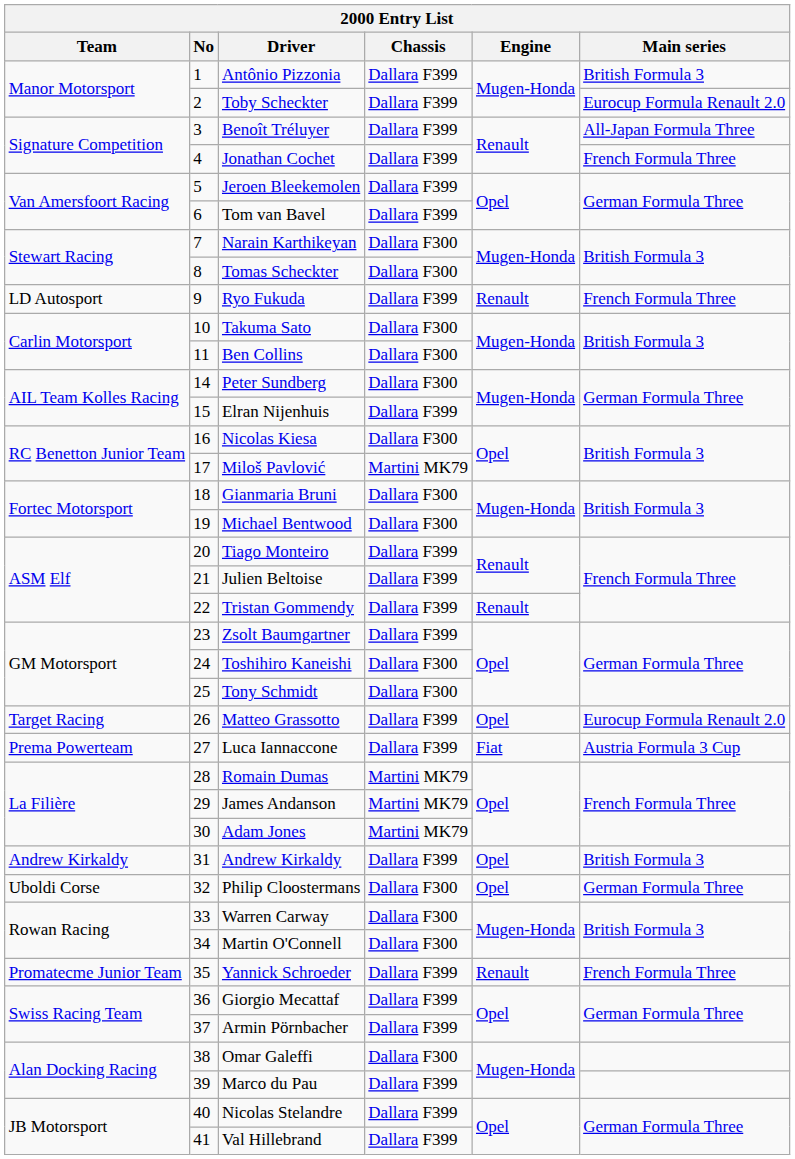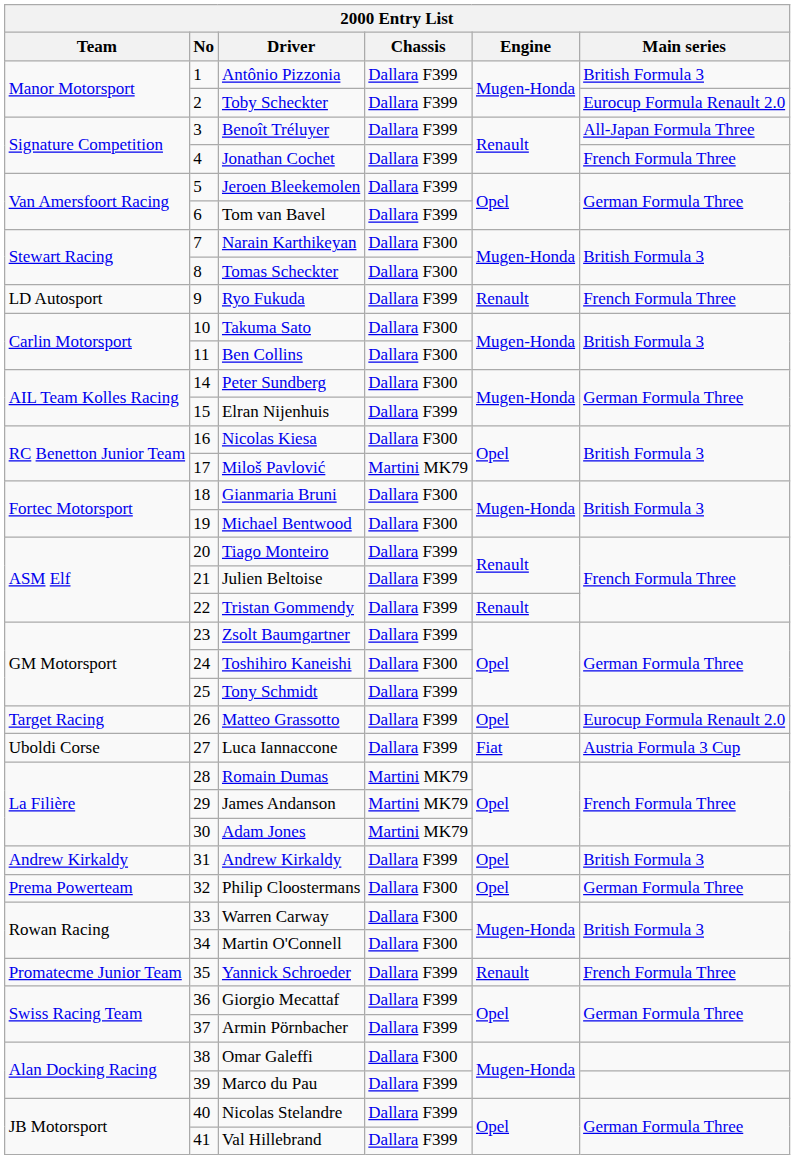(413, 691) Dallara F300 -> (413, 691) Dallara F399
(71, 747) Prema Powerteam -> (54, 747) Uboldi Corse
(54, 887) Uboldi Corse -> (71, 887) Prema Powerteam
